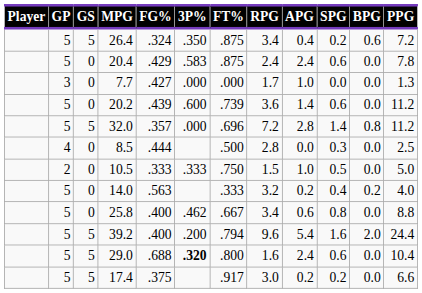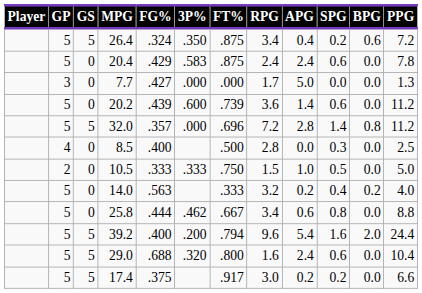(305, 83) 1.0 -> (305, 83) 5.0
(160, 148) .444 -> (160, 148) .400
(160, 212) .400 -> (160, 212) .444
(195, 255) bold -> (195, 255) normal
